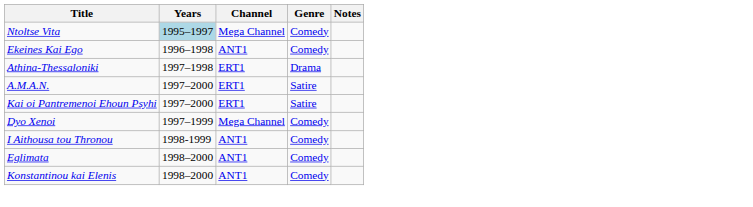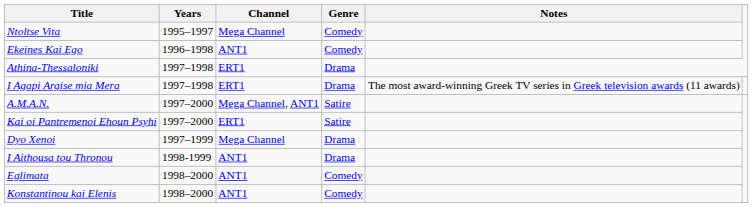(188, 31) lightblue background -> (188, 31) no background
+ row: (63, 85)
(232, 85) ERT1 -> (269, 103) Mega Channel, ANT1
(309, 121) Comedy -> (340, 139) Drama
(309, 139) Comedy -> (340, 157) Drama
